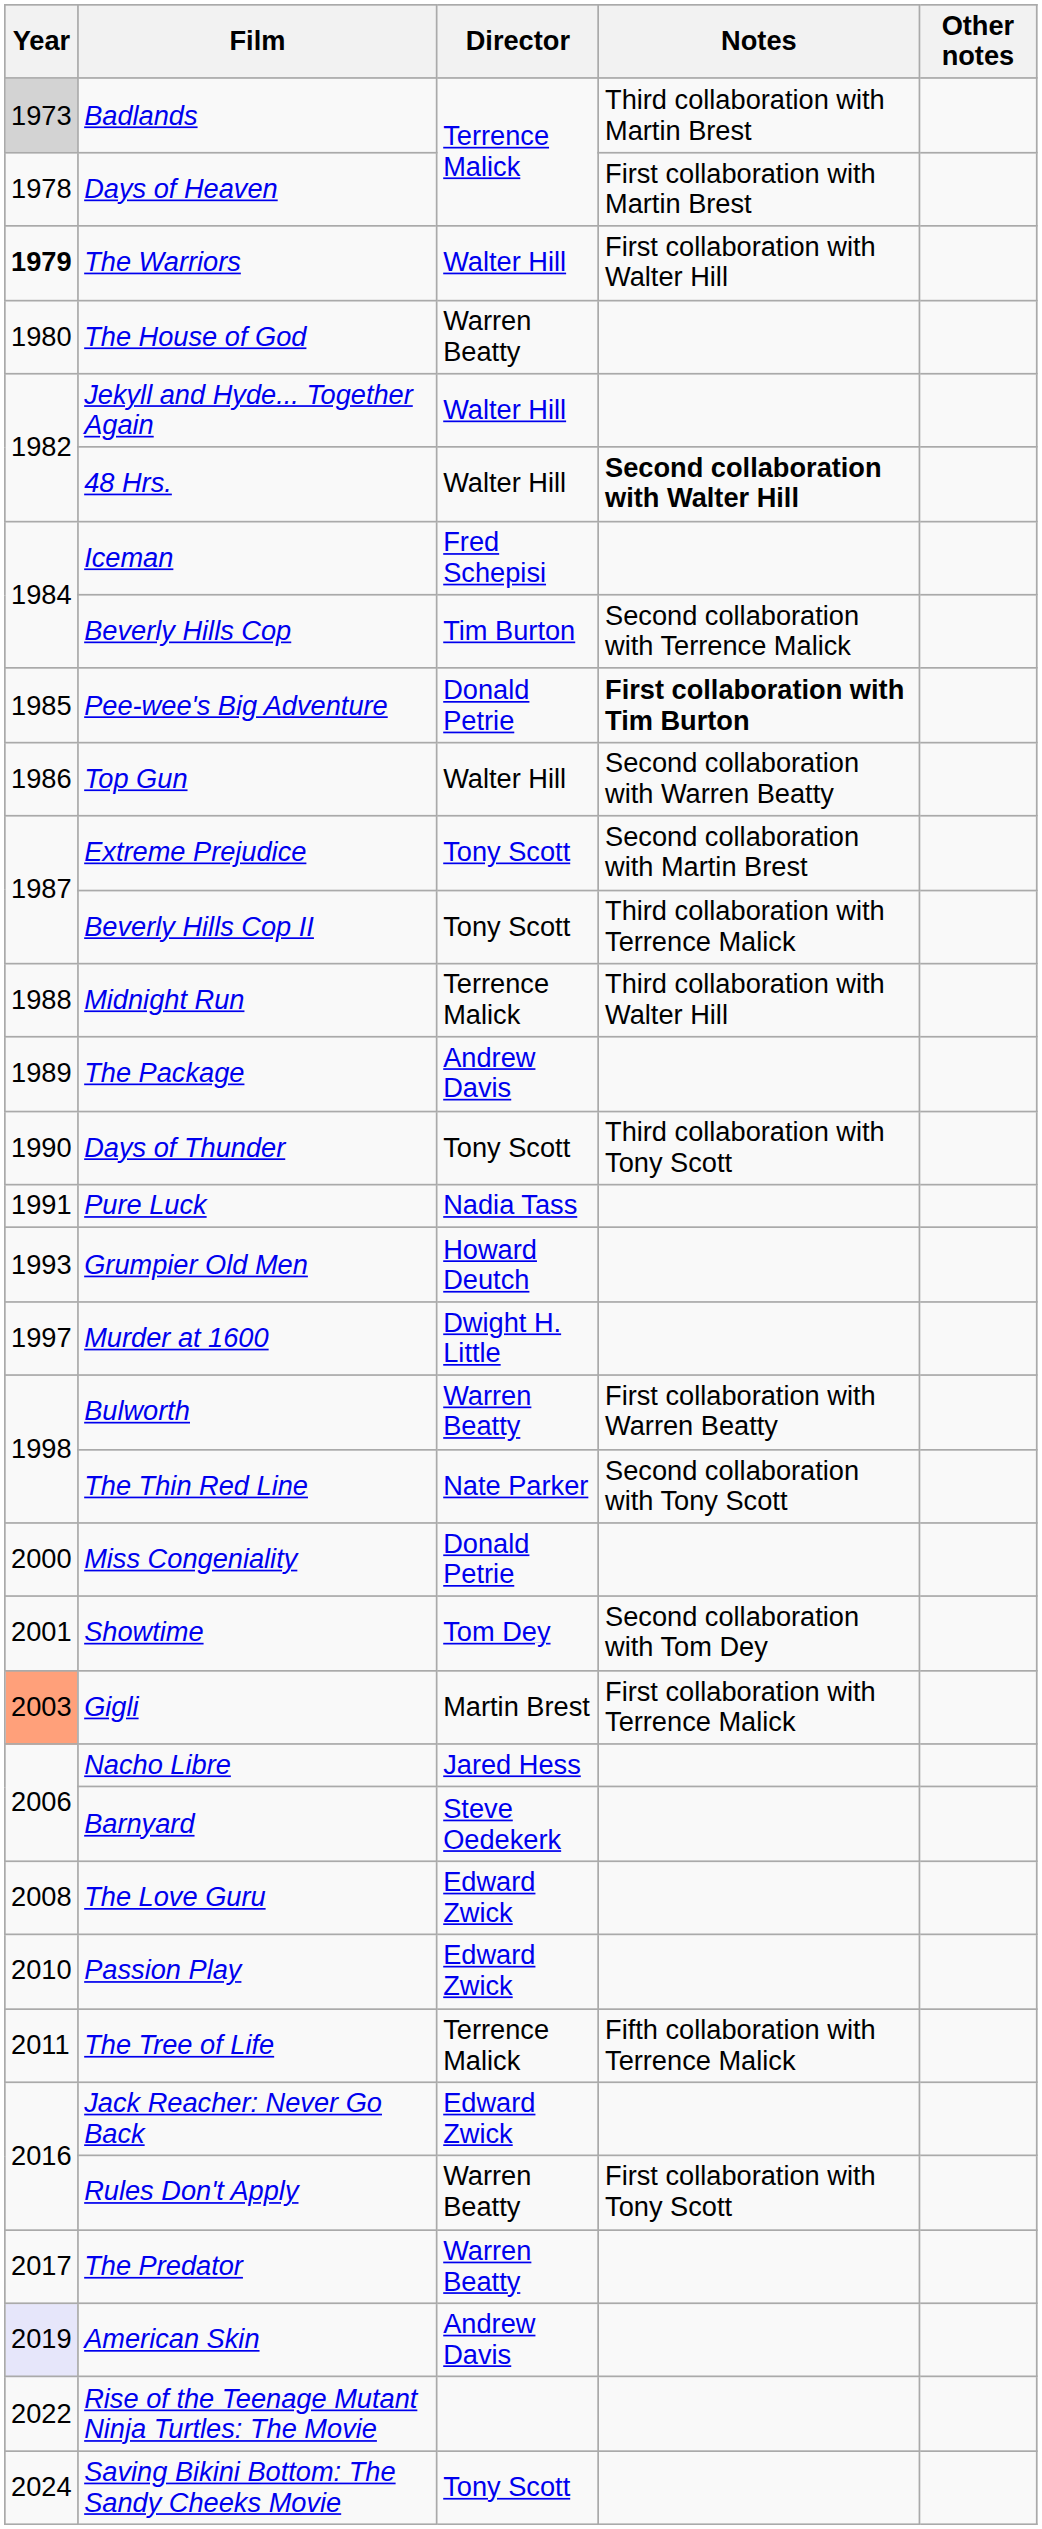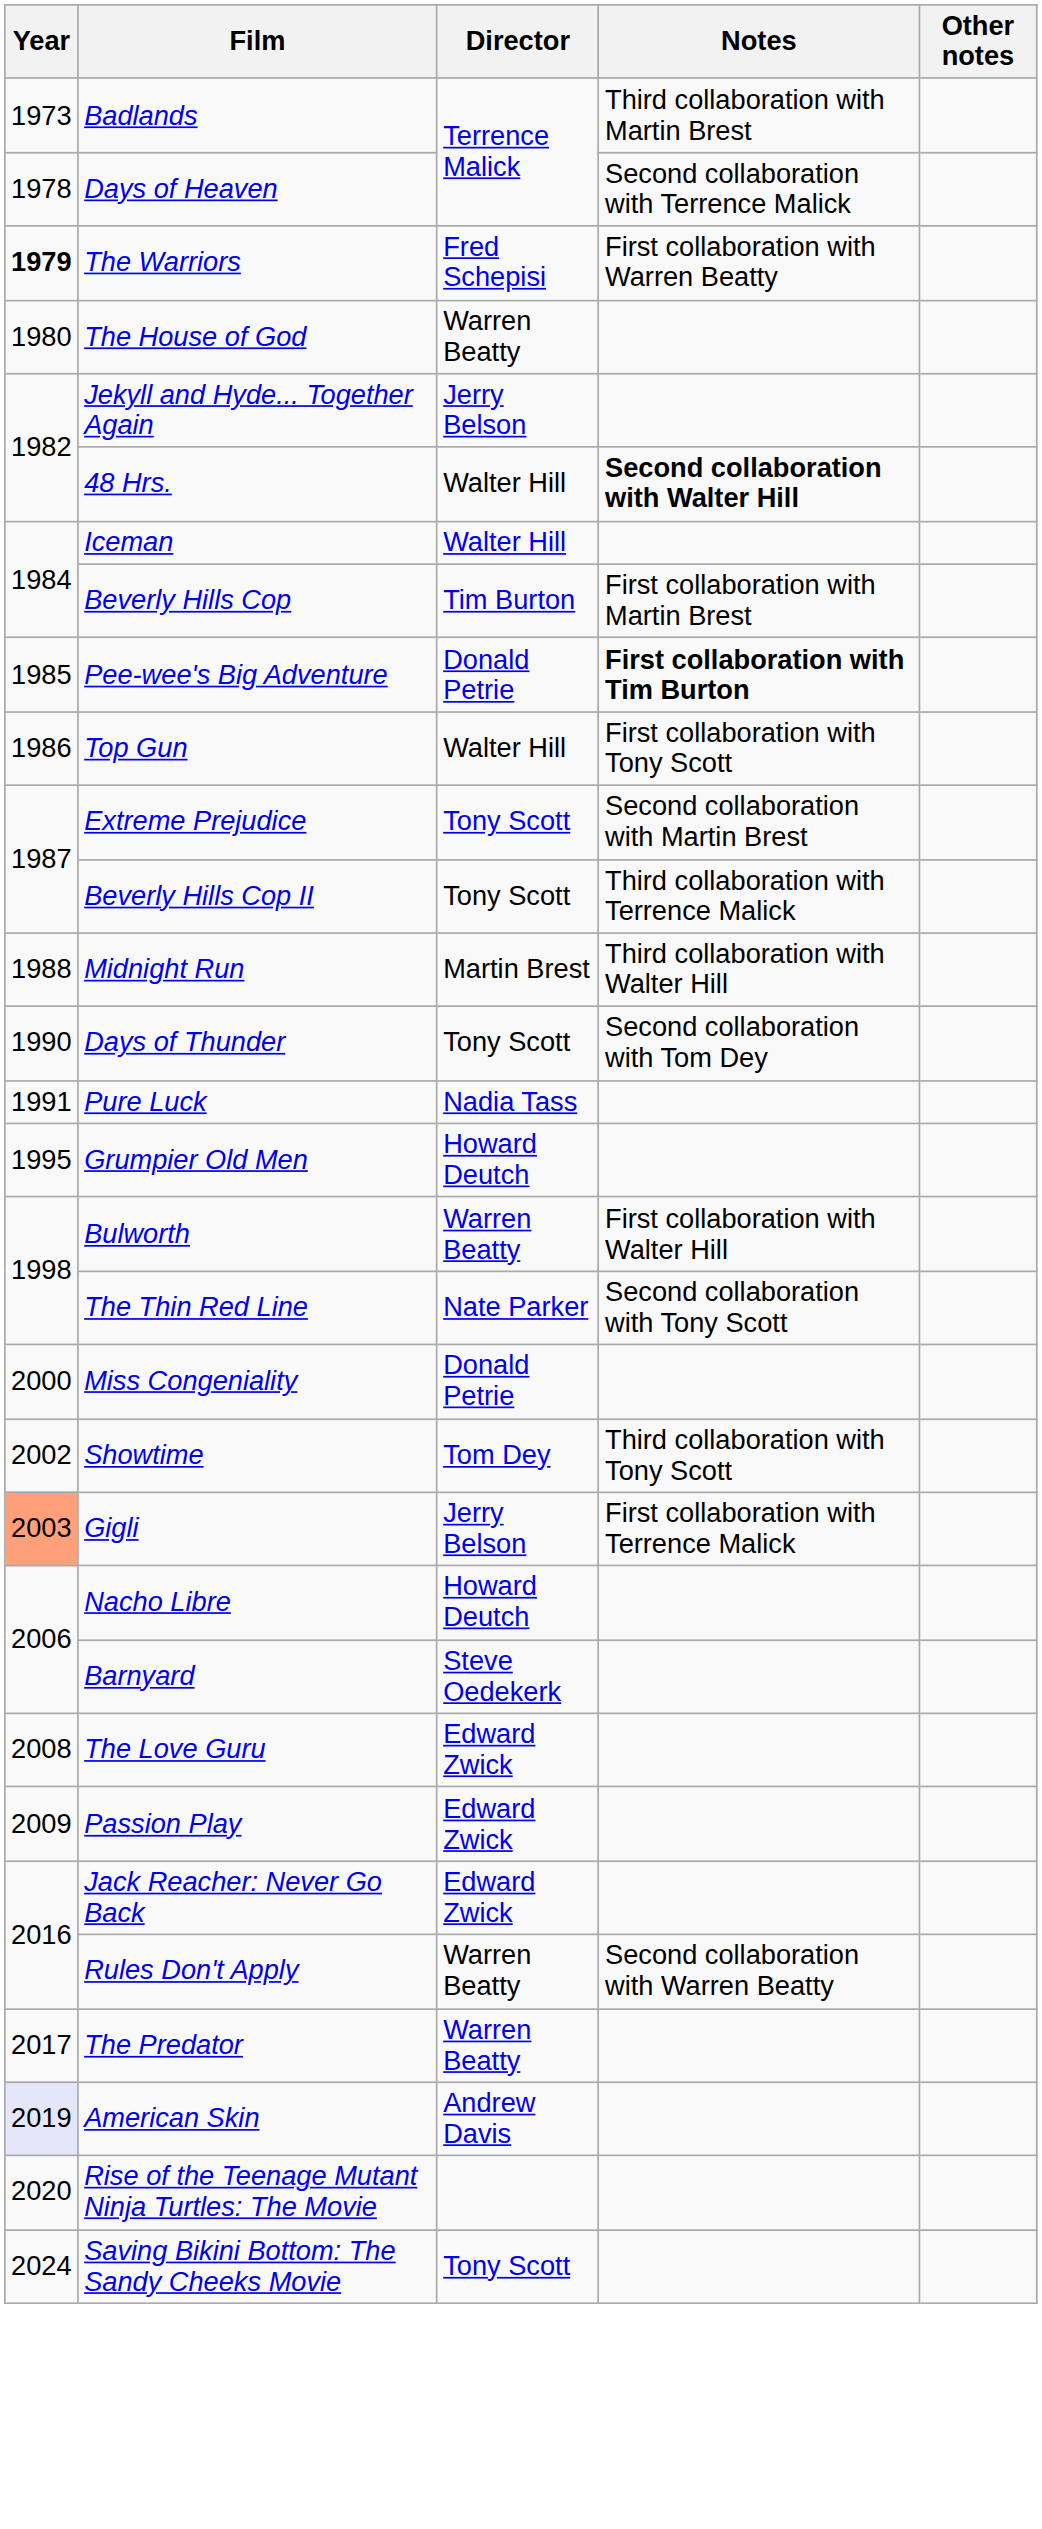(41, 115) lightgrey background -> (41, 115) no background
(740, 188) First collaboration with Martin Brest -> (732, 188) Second collaboration with Terrence Malick
(505, 262) Walter Hill -> (495, 262) Fred Schepisi
(740, 262) First collaboration with Walter Hill -> (740, 262) First collaboration with Warren Beatty
(505, 410) Walter Hill -> (485, 410) Jerry Belson
(495, 557) Fred Schepisi -> (505, 542) Walter Hill
(732, 631) Second collaboration with Terrence Malick -> (740, 600) First collaboration with Martin Brest
(732, 778) Second collaboration with Warren Beatty -> (740, 748) First collaboration with Tony Scott
(496, 999) Terrence Malick -> (517, 969) Martin Brest
- row: (164, 1073)
(745, 1147) Third collaboration with Tony Scott -> (732, 1043) Second collaboration with Tom Dey
(41, 1264) 1993 -> (41, 1159) 1995
- row: (176, 1338)
(740, 1411) First collaboration with Warren Beatty -> (740, 1233) First collaboration with Walter Hill
(41, 1632) 2001 -> (41, 1454) 2002
(732, 1632) Second collaboration with Tom Dey -> (745, 1454) Third collaboration with Tony Scott
(517, 1706) Martin Brest -> (485, 1528) Jerry Belson
(512, 1765) Jared Hess -> (490, 1602) Howard Deutch
(41, 1971) 2010 -> (41, 1823) 2009
- row: (179, 2044)
(740, 2192) First collaboration with Tony Scott -> (732, 1971) Second collaboration with Warren Beatty
(41, 2413) 2022 -> (41, 2192) 2020
